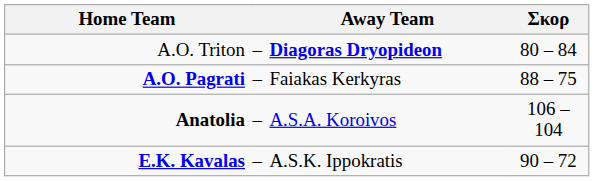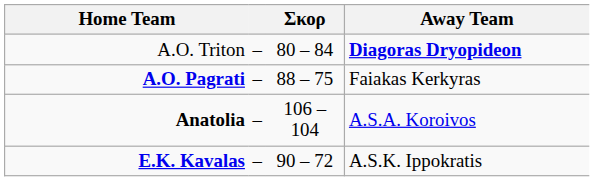columns swapped: (387, 19) <-> (548, 19)
